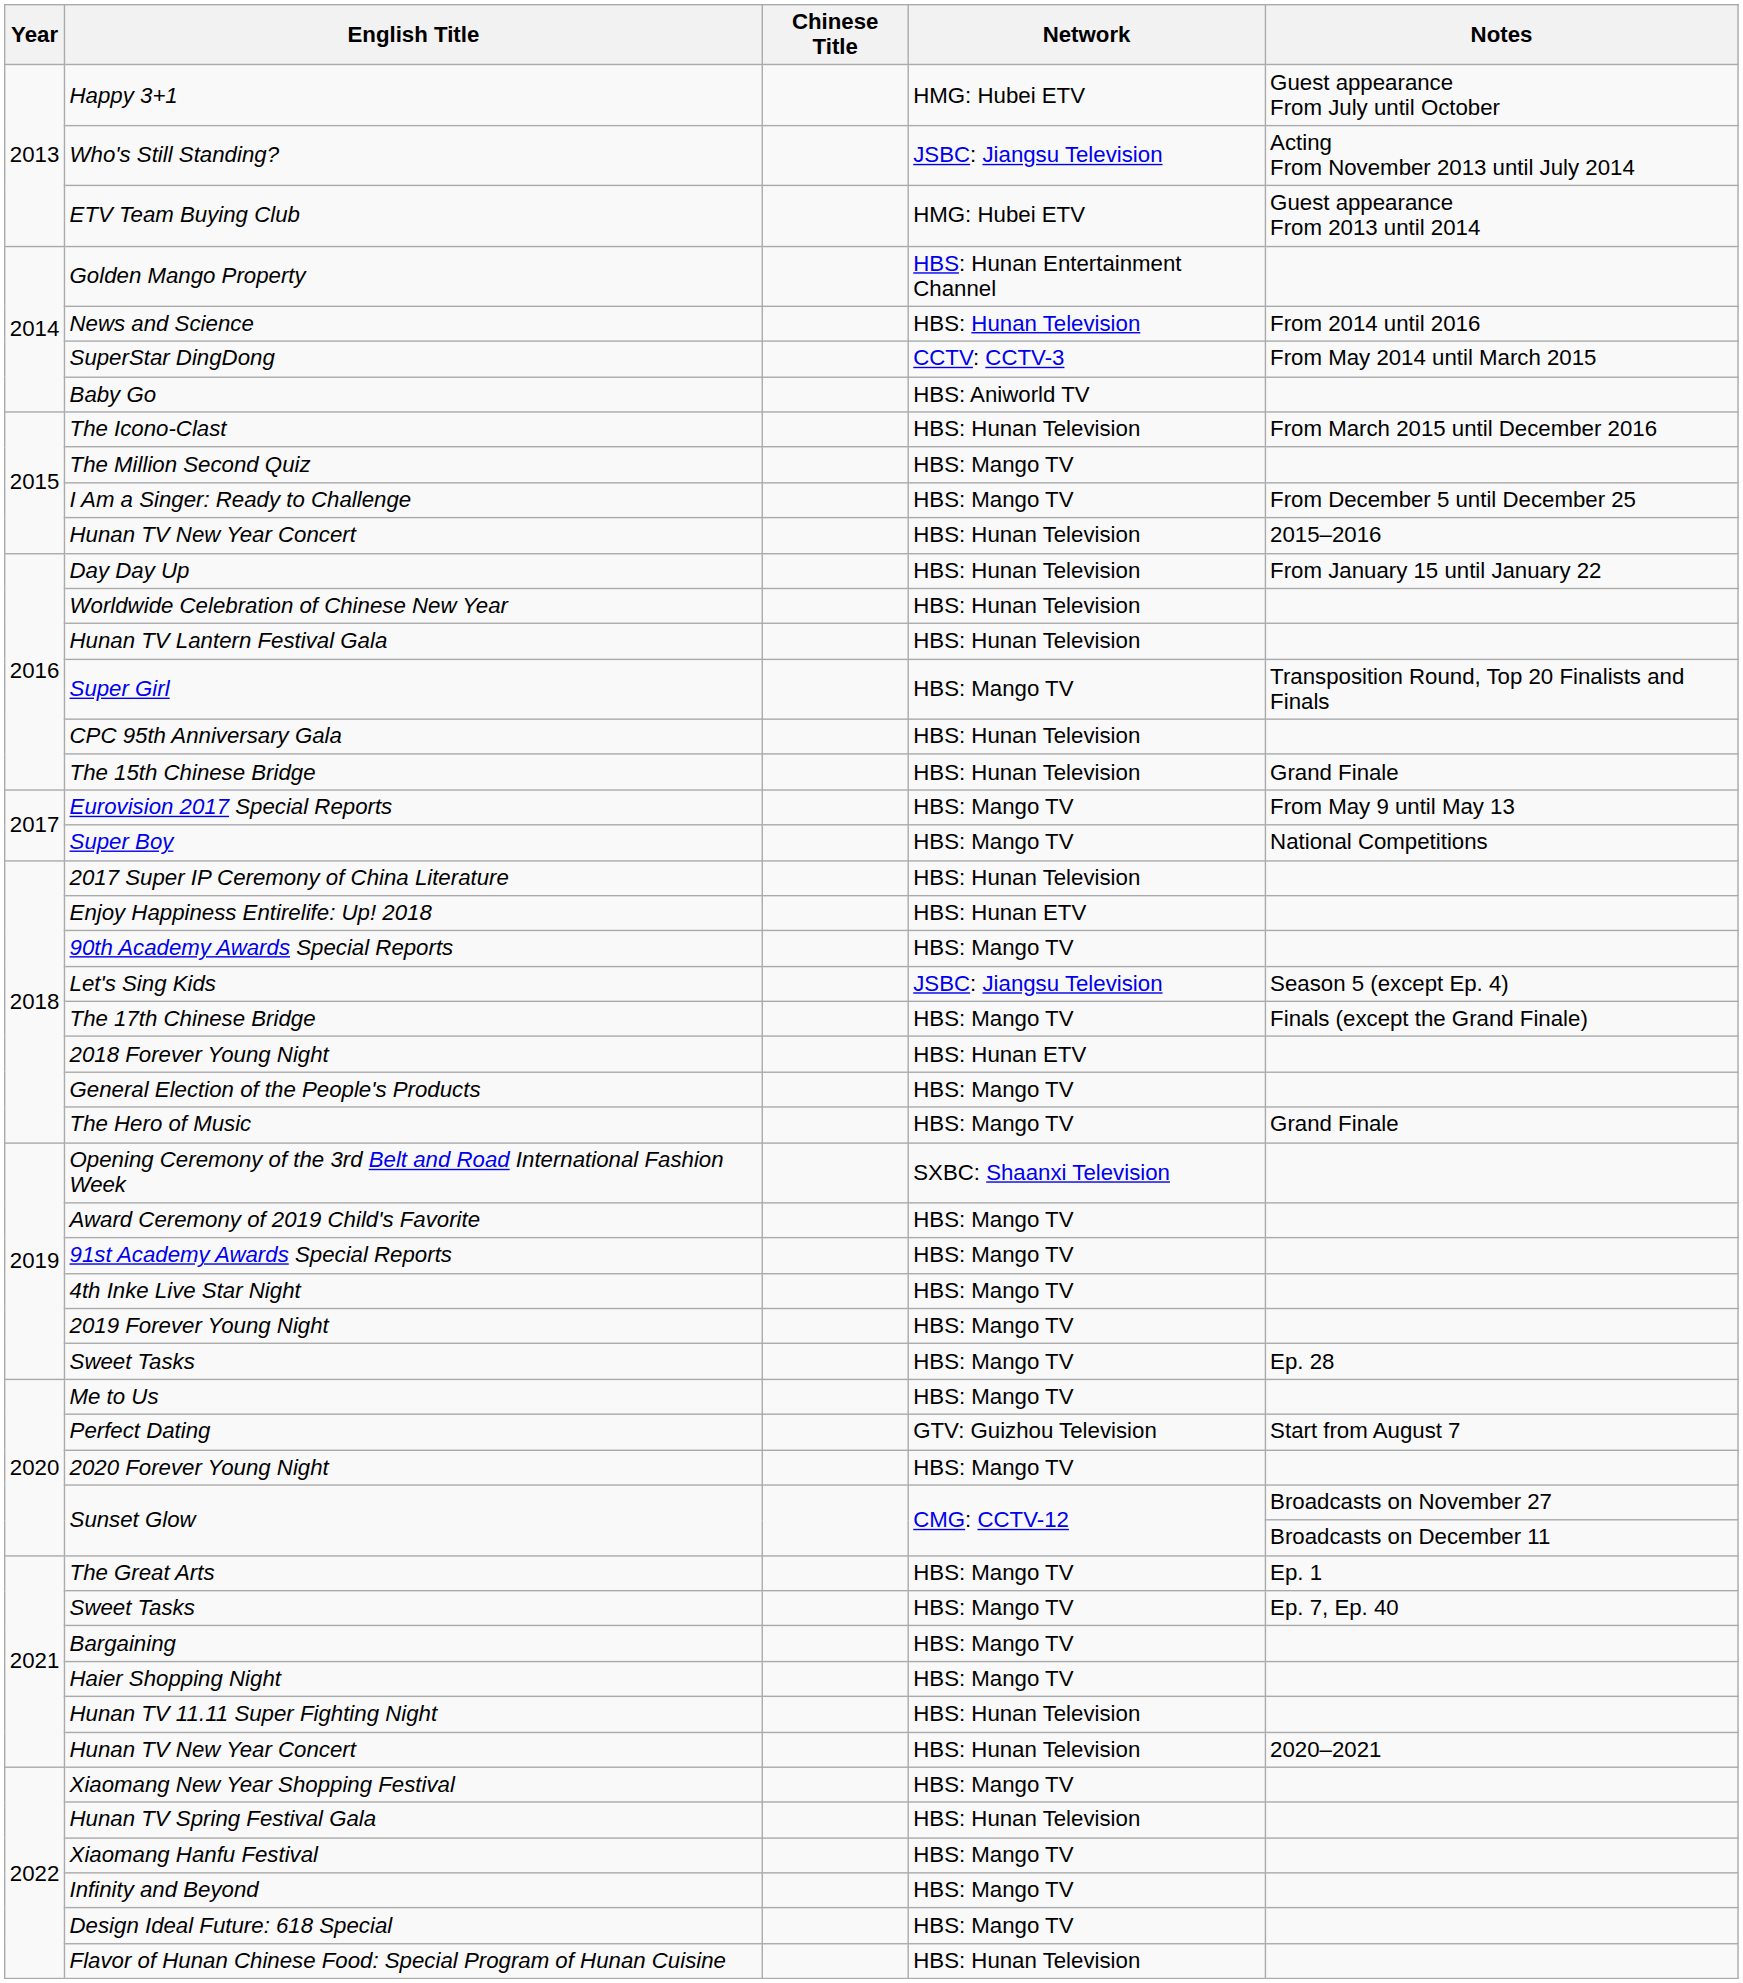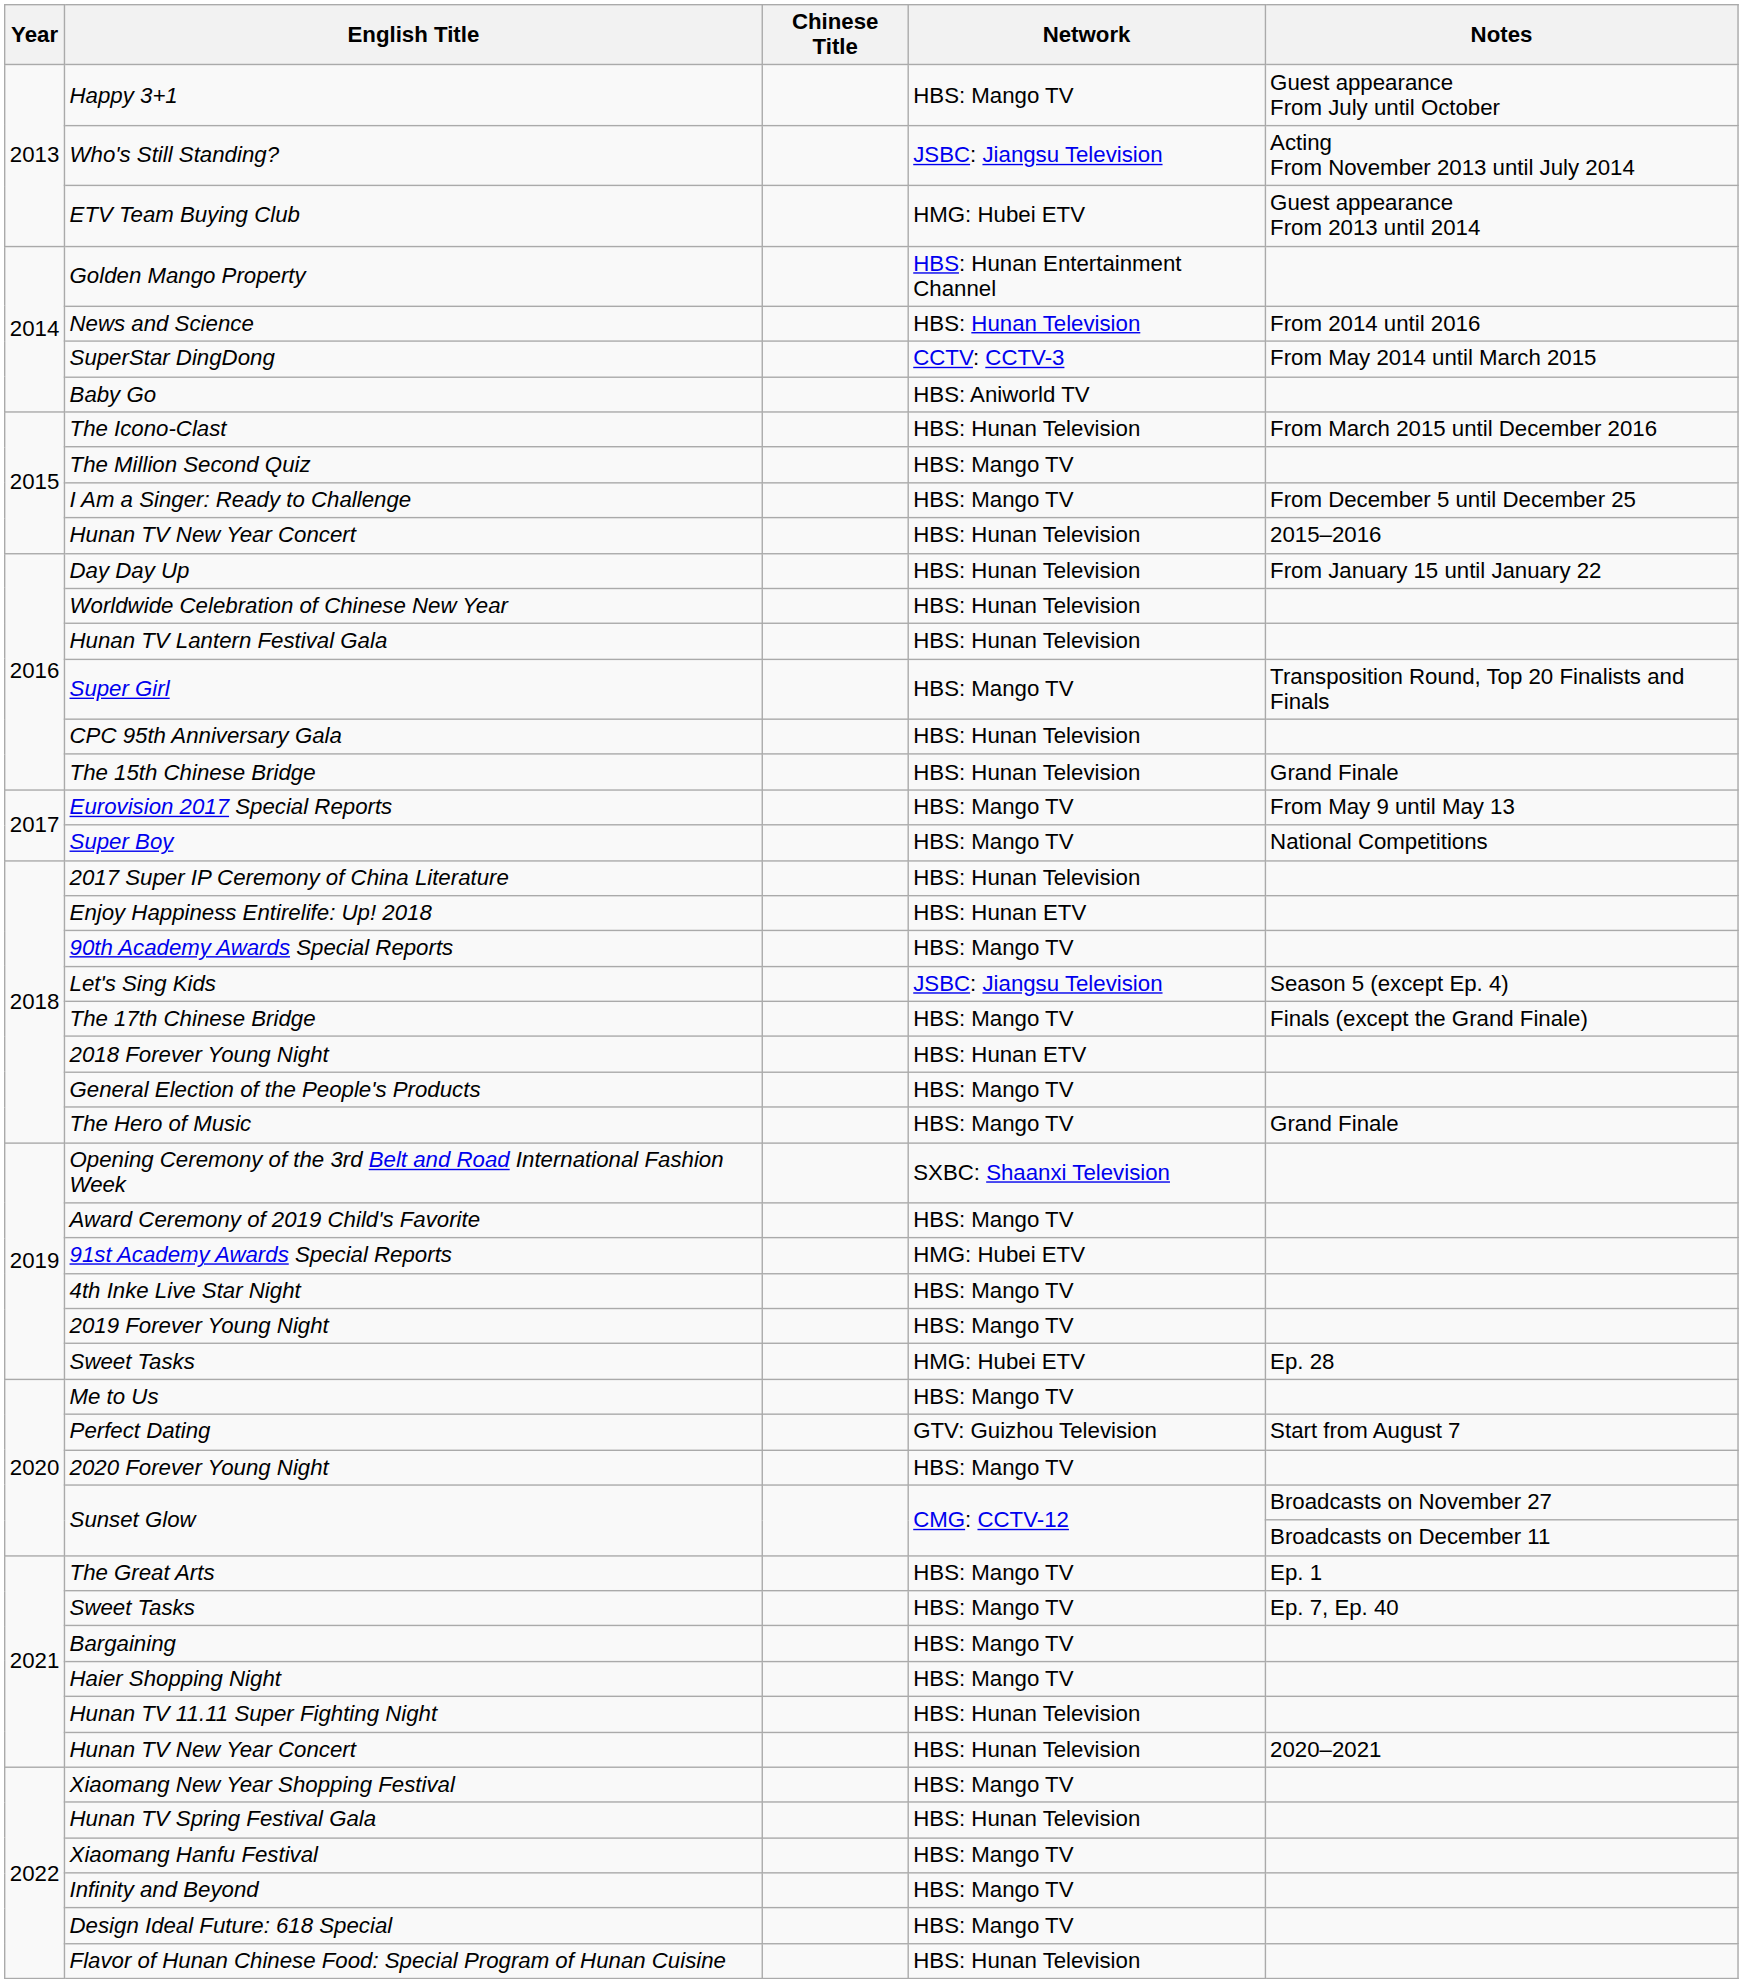(999, 94) HMG: Hubei ETV -> (993, 94) HBS: Mango TV
(993, 1255) HBS: Mango TV -> (999, 1255) HMG: Hubei ETV
(993, 1361) HBS: Mango TV -> (999, 1361) HMG: Hubei ETV
